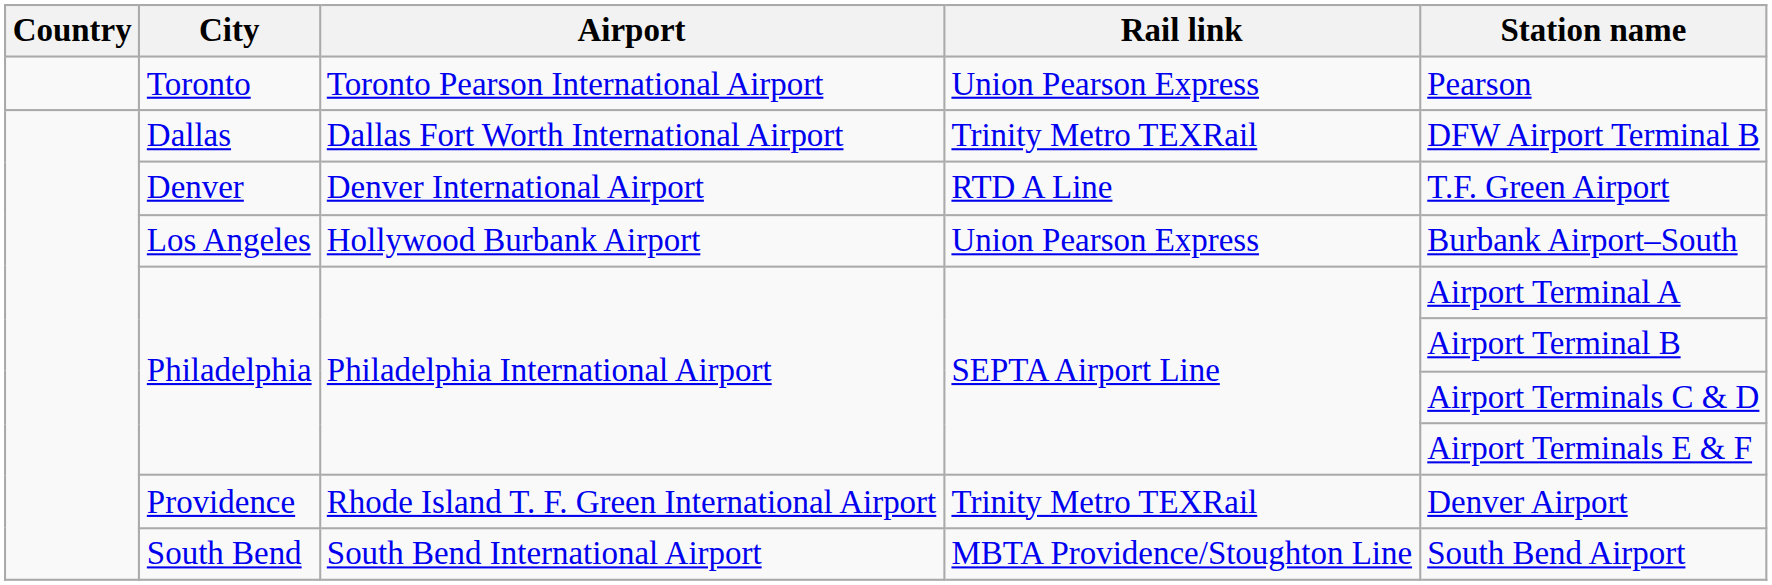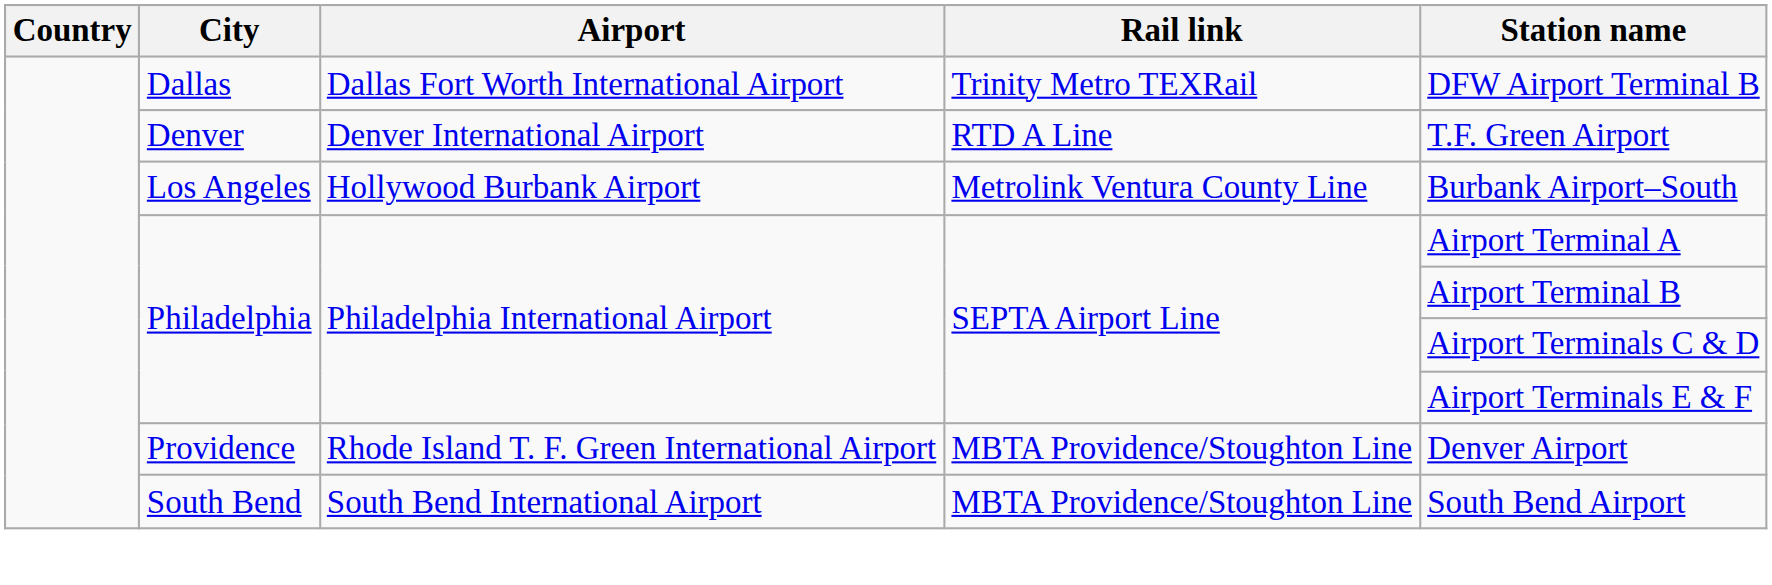- row: (199, 82)
(1105, 239) Union Pearson Express -> (1159, 187) Metrolink Ventura County Line
(1104, 501) Trinity Metro TEXRail -> (1182, 448) MBTA Providence/Stoughton Line
